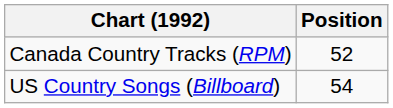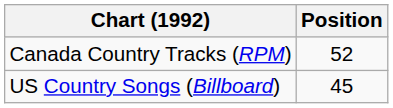(342, 86) 54 -> (342, 86) 45
